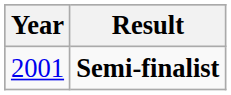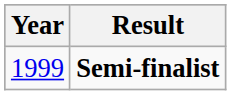(38, 67) 2001 -> (38, 67) 1999
